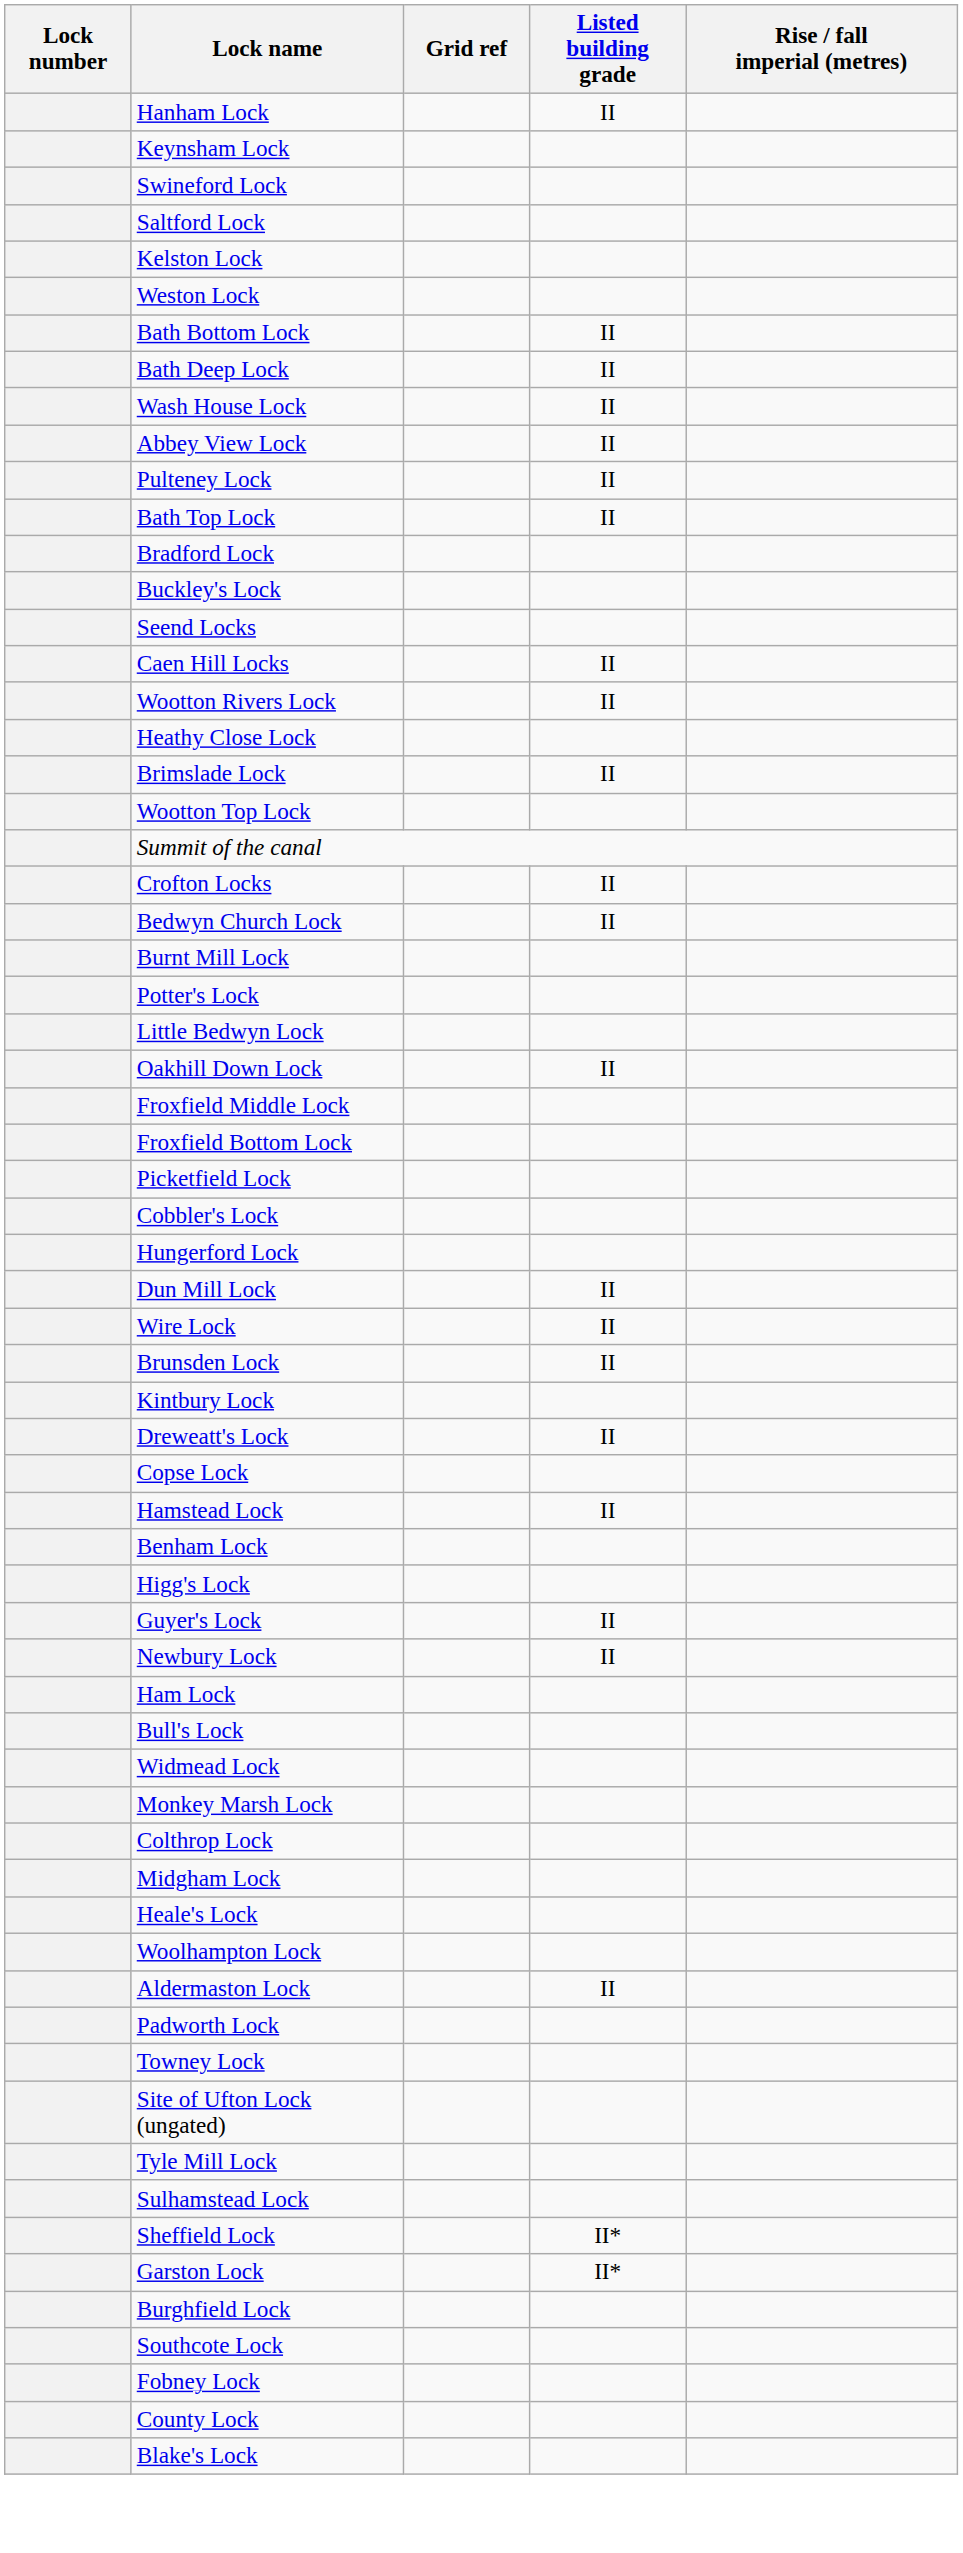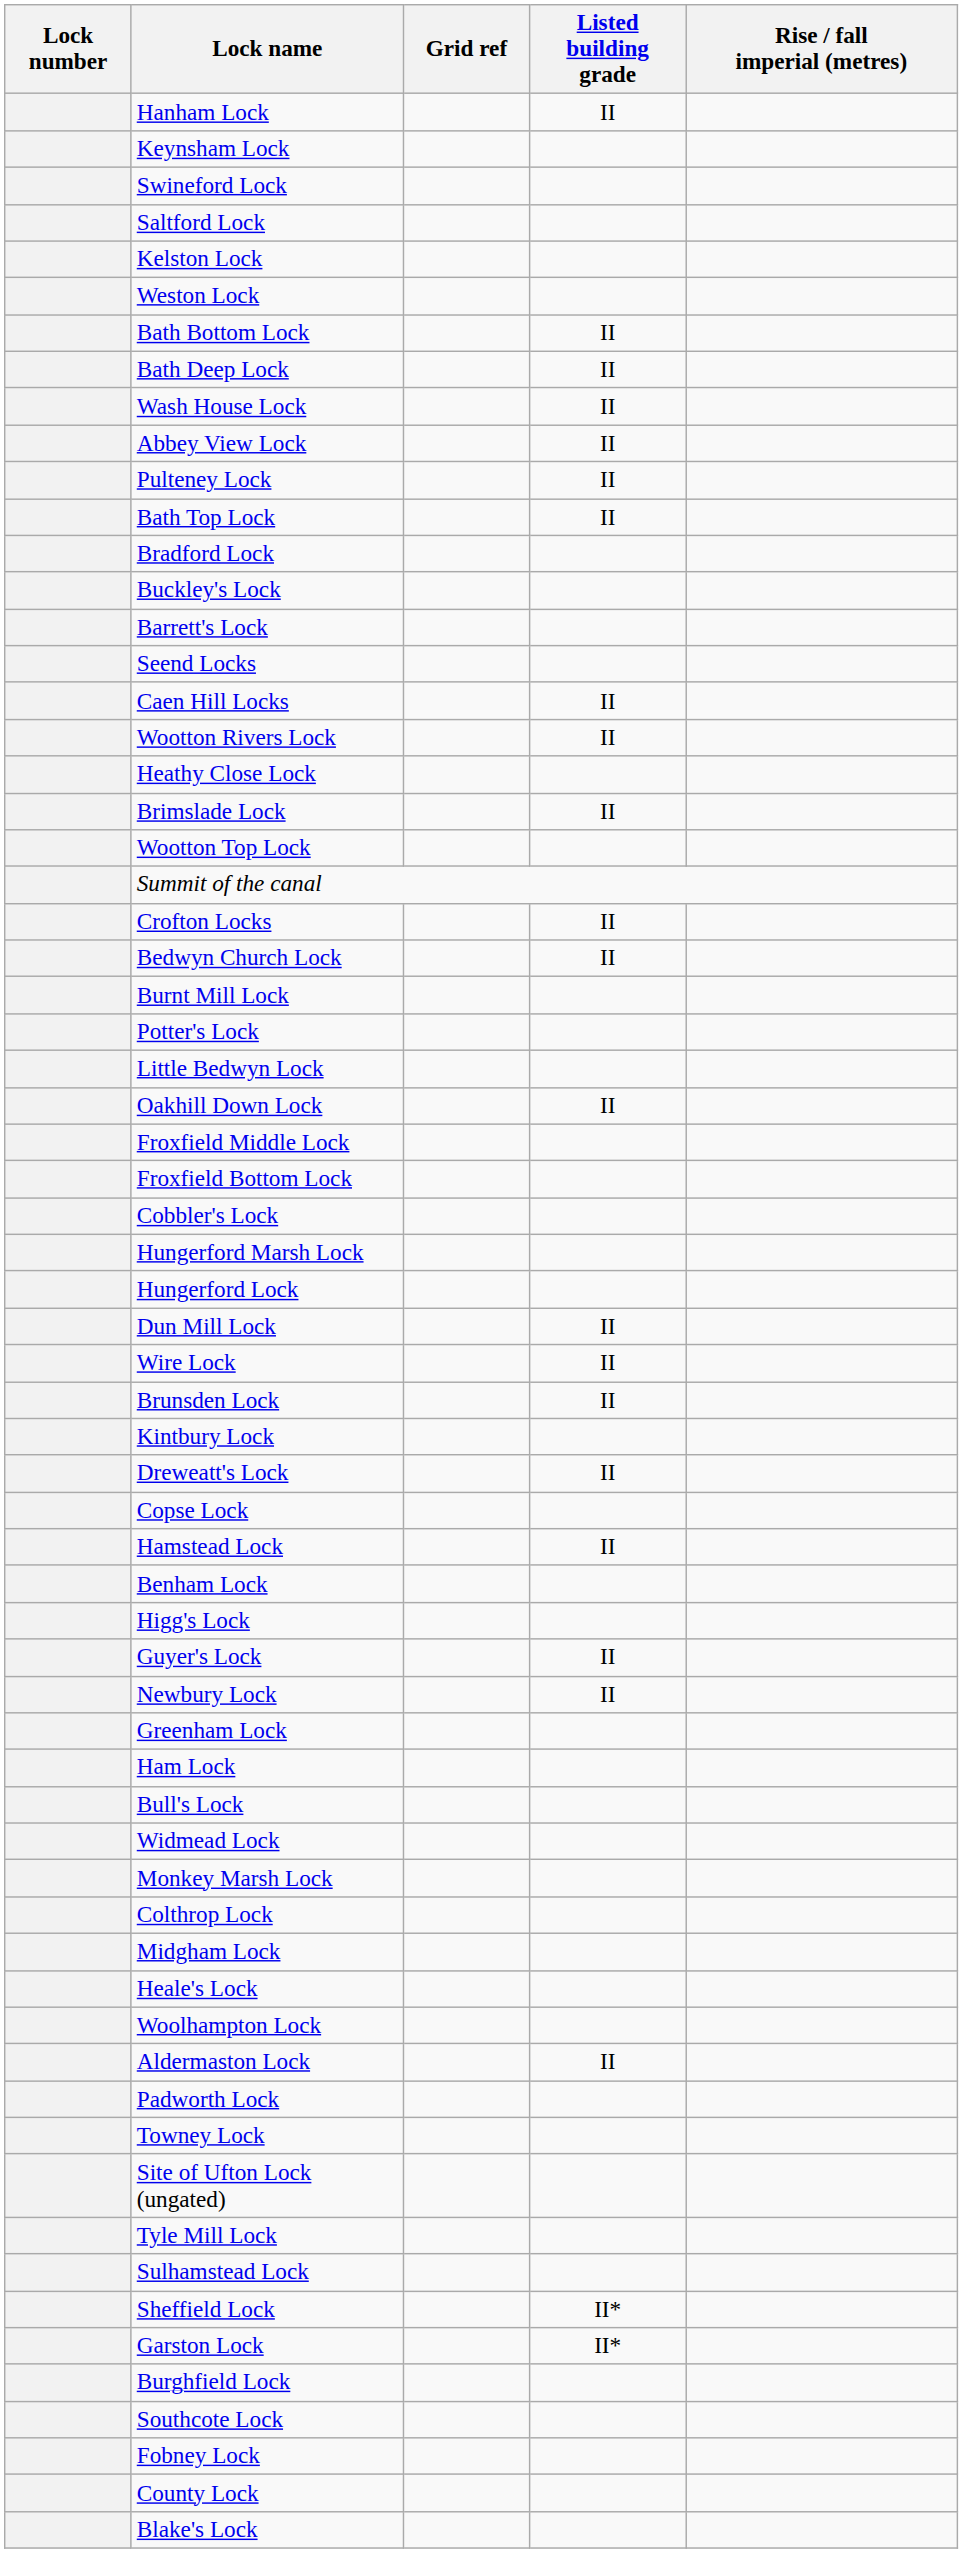+ row: (202, 627)
- row: (214, 1178)
+ row: (250, 1252)
+ row: (212, 1730)
